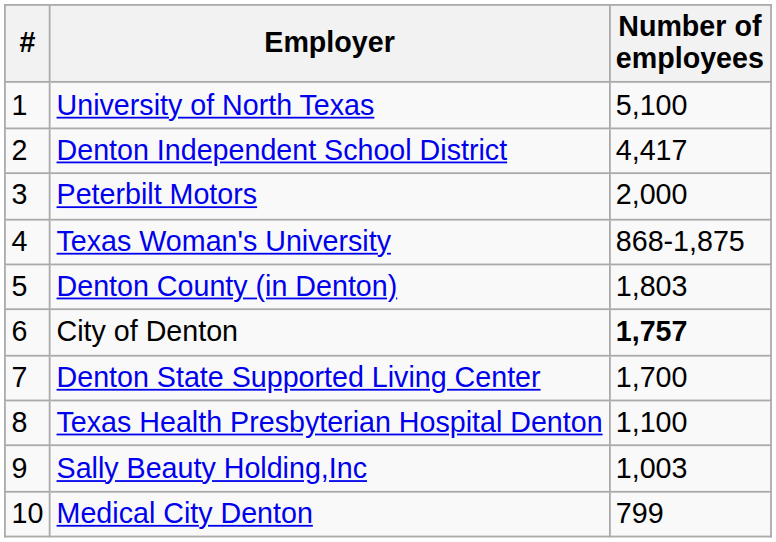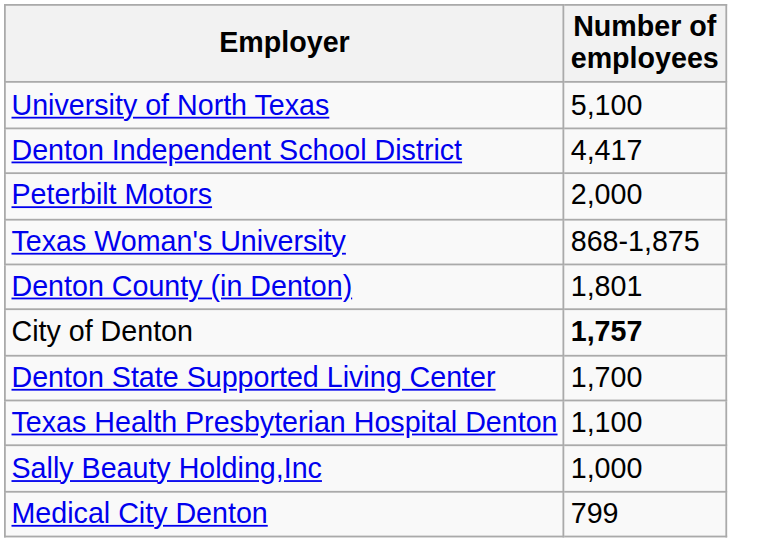- column: (27, 43)
(652, 286) 1,803 -> (607, 286) 1,801
(652, 468) 1,003 -> (607, 468) 1,000
